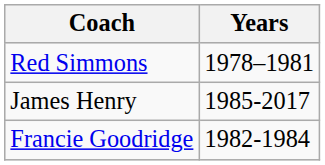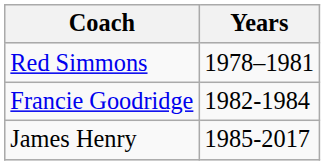rows swapped: (102, 139) <-> (74, 100)
